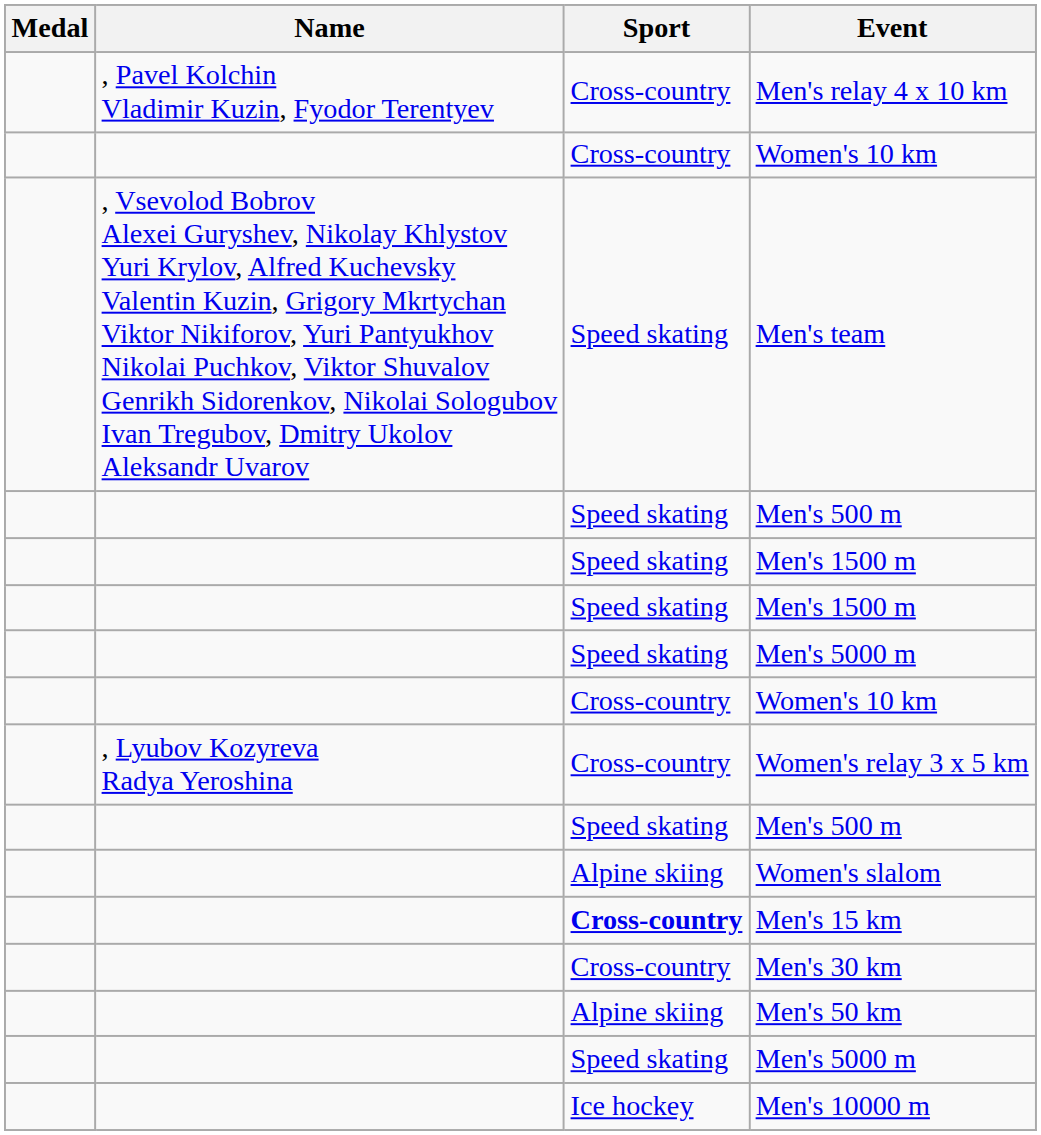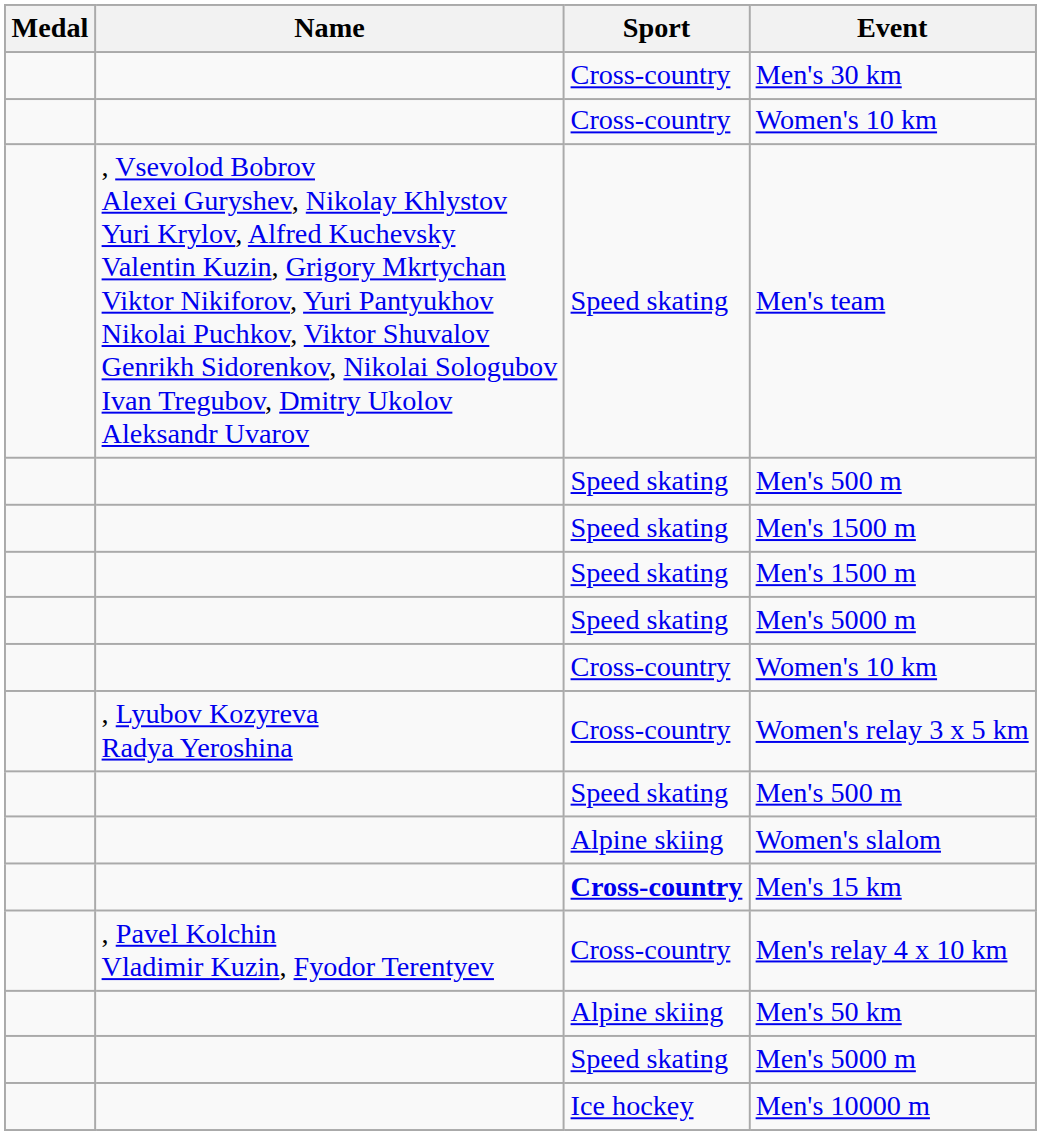rows swapped: (298, 91) <-> (329, 967)
